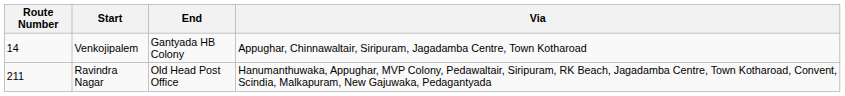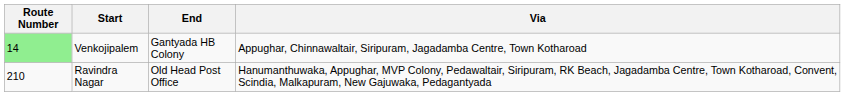(13, 48) no background -> (13, 48) lightgreen background
(15, 77) 211 -> (16, 77) 210
